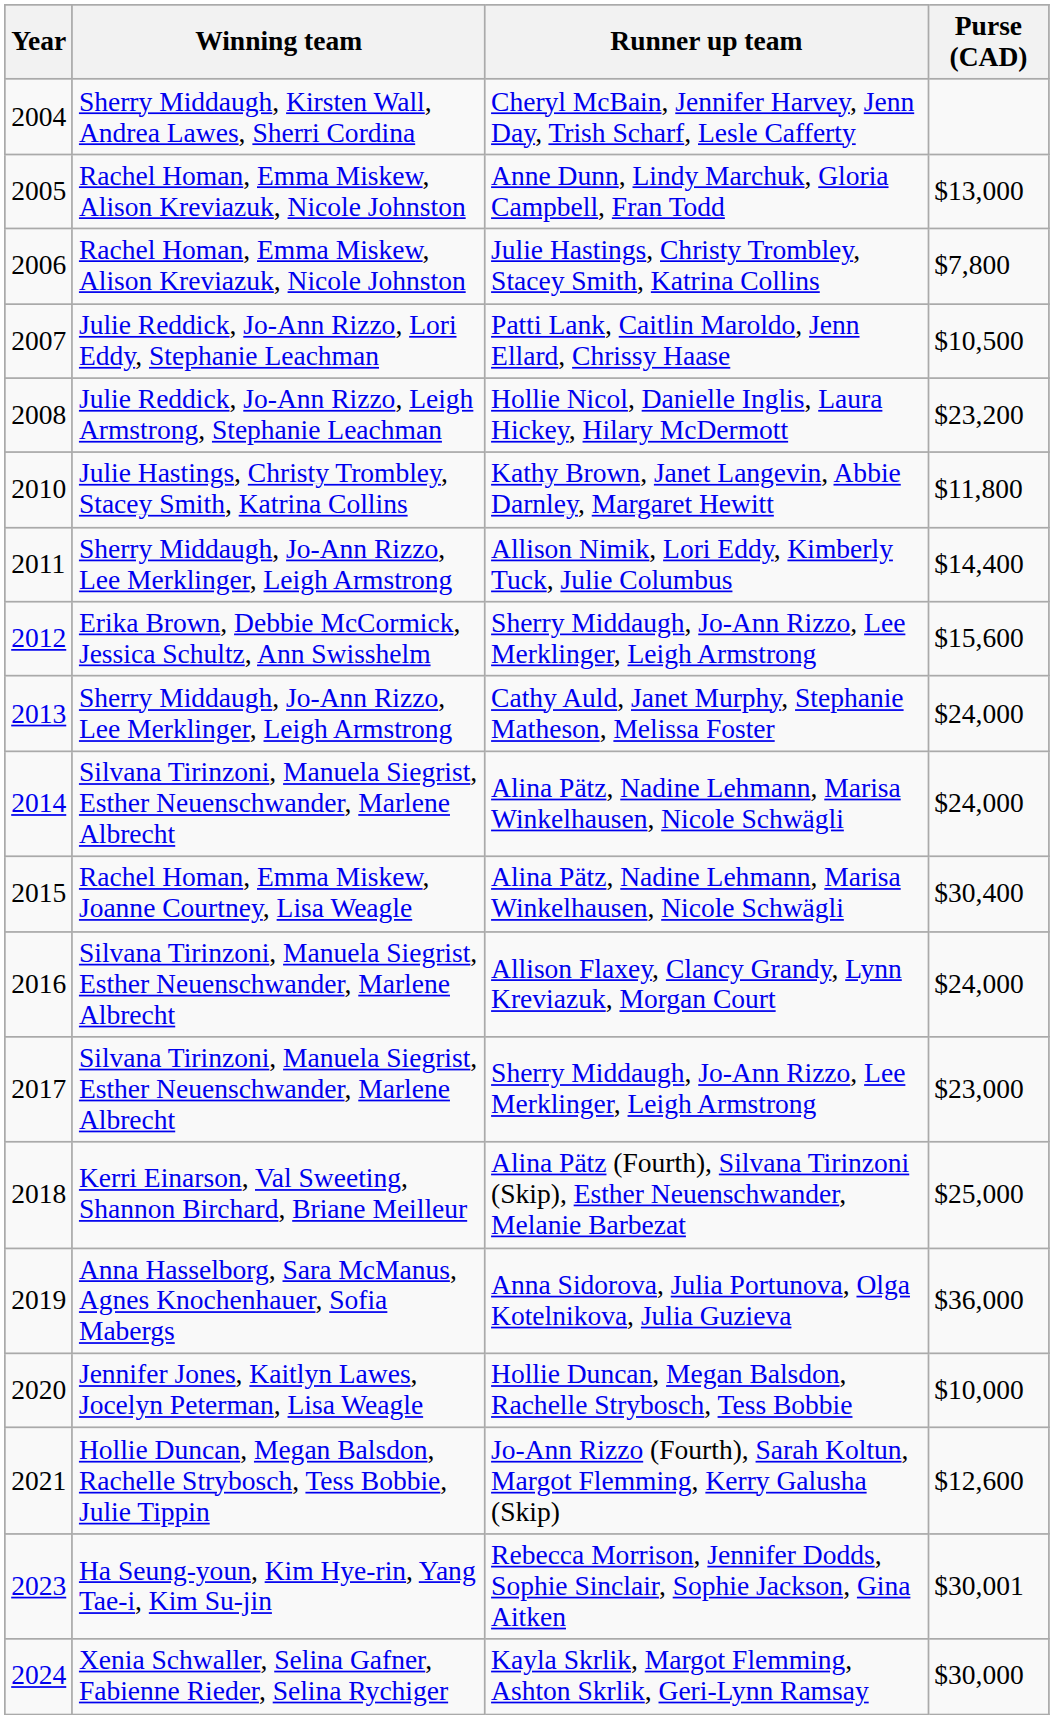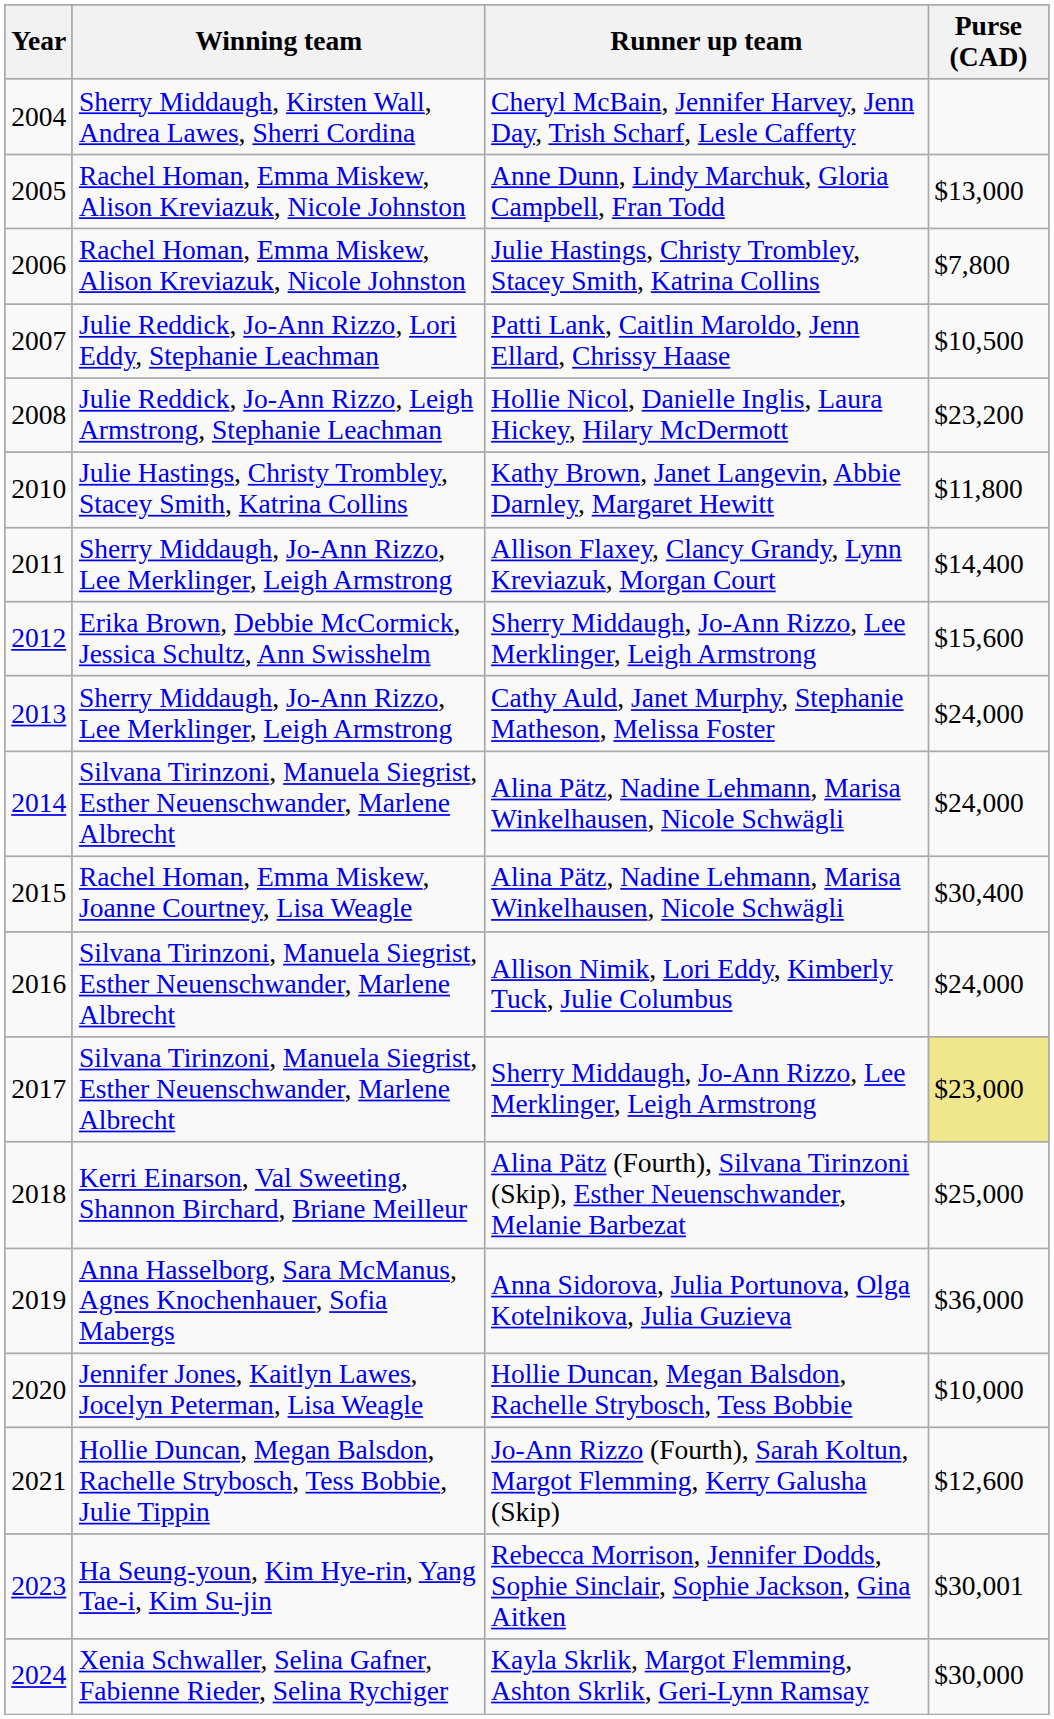(692, 564) Allison Nimik, Lori Eddy, Kimberly Tuck, Julie Columbus -> (696, 564) Allison Flaxey, Clancy Grandy, Lynn Kreviazuk, Morgan Court
(696, 983) Allison Flaxey, Clancy Grandy, Lynn Kreviazuk, Morgan Court -> (692, 983) Allison Nimik, Lori Eddy, Kimberly Tuck, Julie Columbus
(979, 1089) no background -> (979, 1089) khaki background
